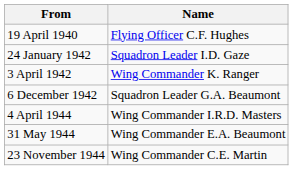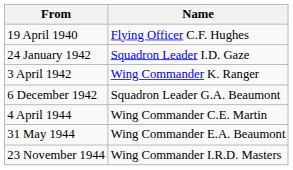(196, 114) Wing Commander I.R.D. Masters -> (189, 114) Wing Commander C.E. Martin
(189, 154) Wing Commander C.E. Martin -> (196, 154) Wing Commander I.R.D. Masters
